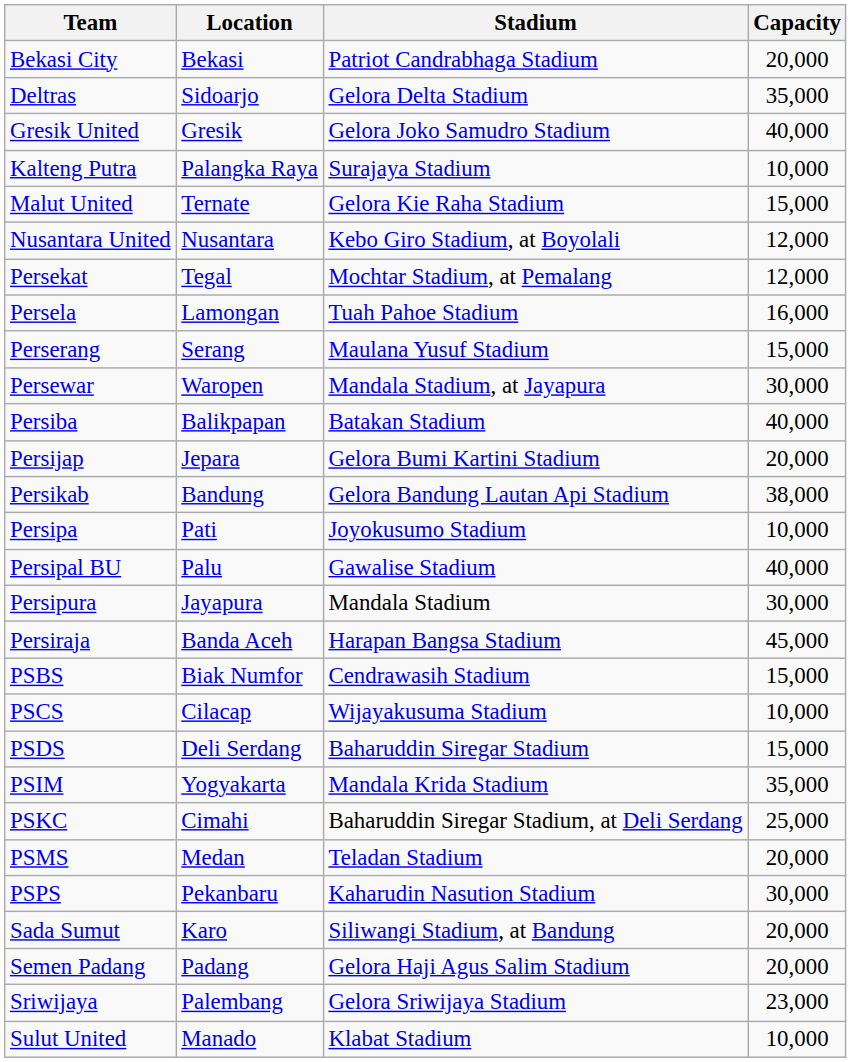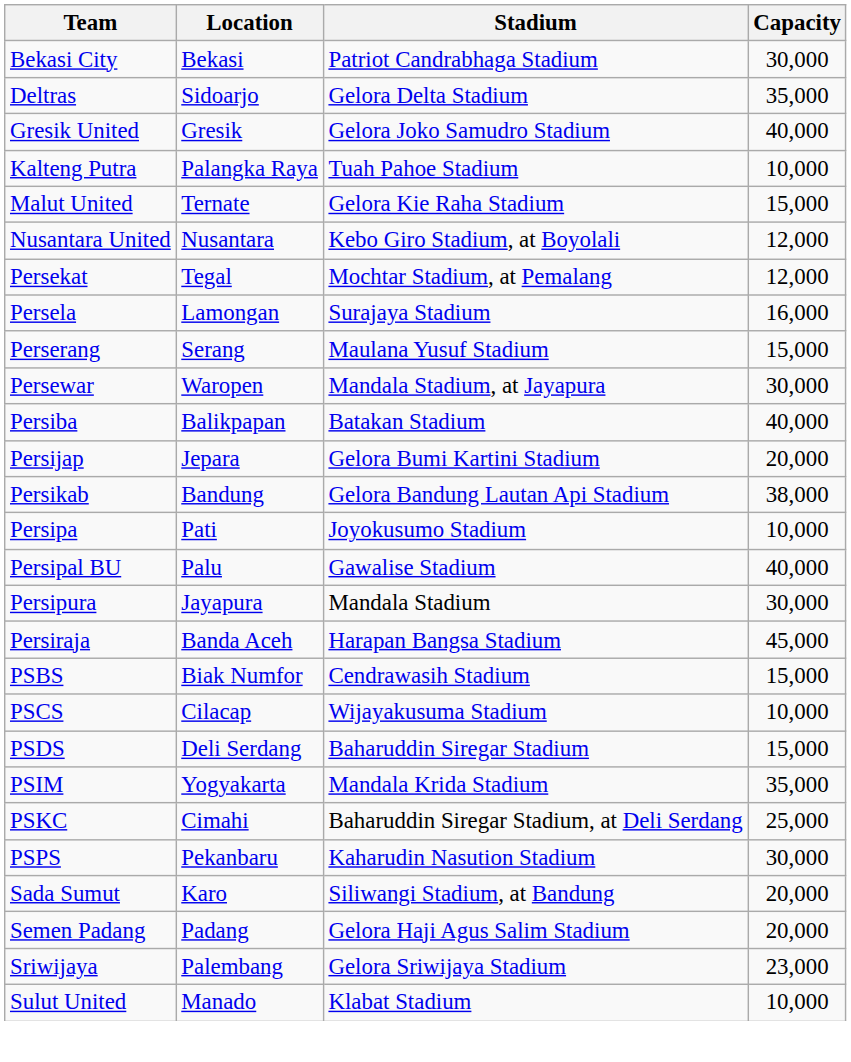(797, 58) 20,000 -> (797, 58) 30,000
(409, 167) Surajaya Stadium -> (423, 167) Tuah Pahoe Stadium
(423, 312) Tuah Pahoe Stadium -> (409, 312) Surajaya Stadium
- row: (39, 857)
